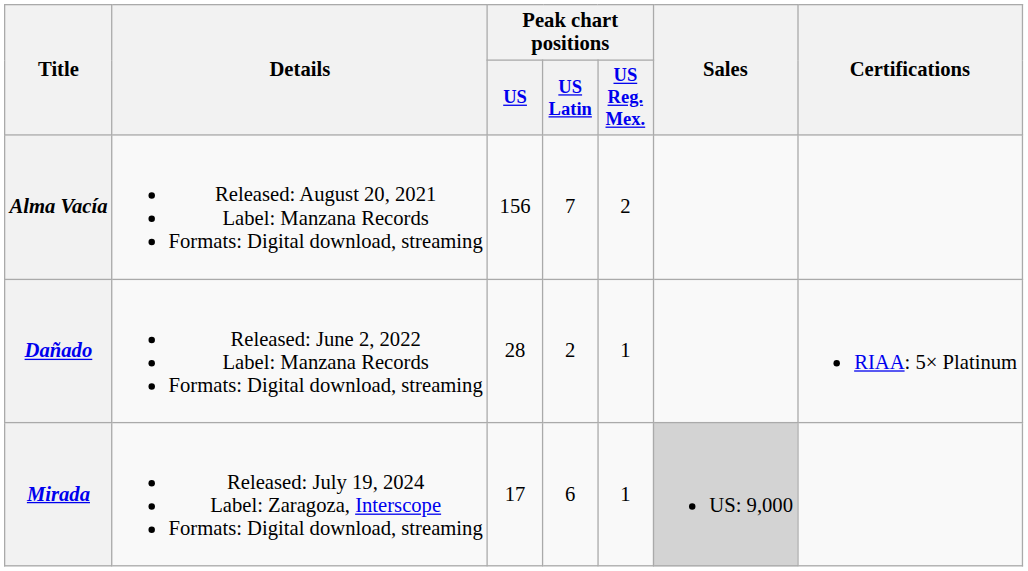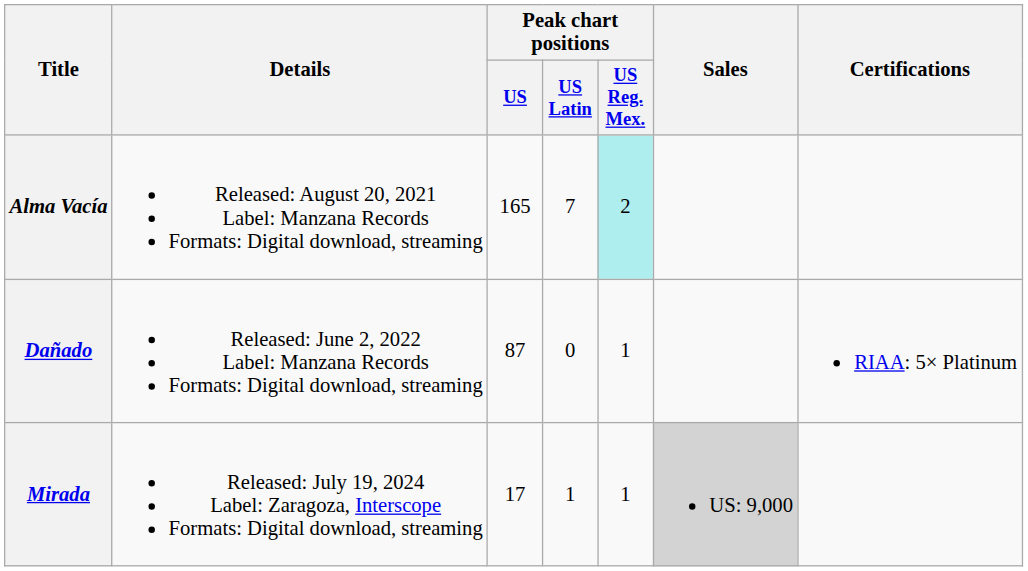(515, 206) 156 -> (515, 206) 165
(625, 206) no background -> (625, 206) paleturquoise background
(515, 350) 28 -> (515, 350) 87
(570, 350) 2 -> (570, 350) 0
(570, 494) 6 -> (570, 494) 1
